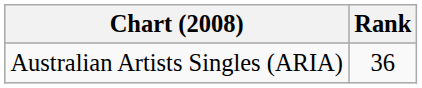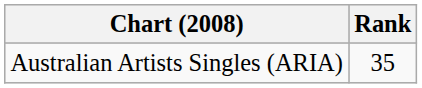(383, 62) 36 -> (383, 62) 35
